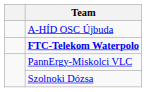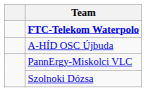rows swapped: (83, 45) <-> (71, 29)
